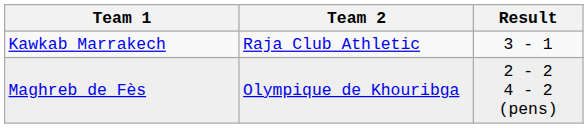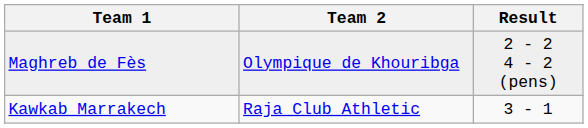rows swapped: (87, 45) <-> (77, 90)
